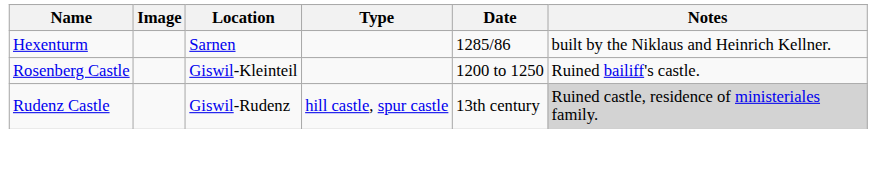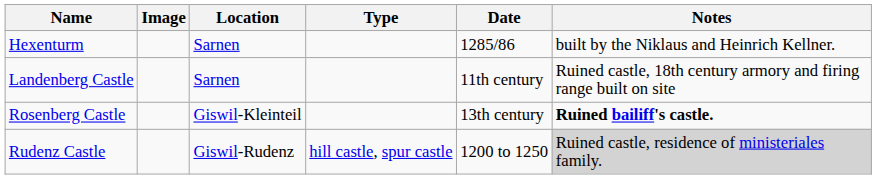+ row: (71, 79)
(500, 70) 1200 to 1250 -> (502, 115) 13th century
(626, 70) normal -> (635, 115) bold
(498, 106) 13th century -> (504, 151) 1200 to 1250
